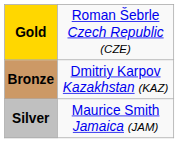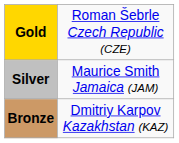rows swapped: (31, 118) <-> (31, 79)
